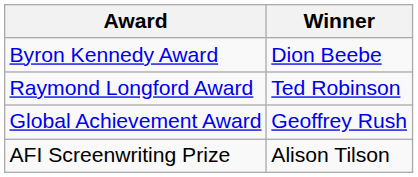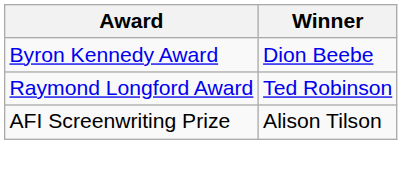- row: (136, 121)
